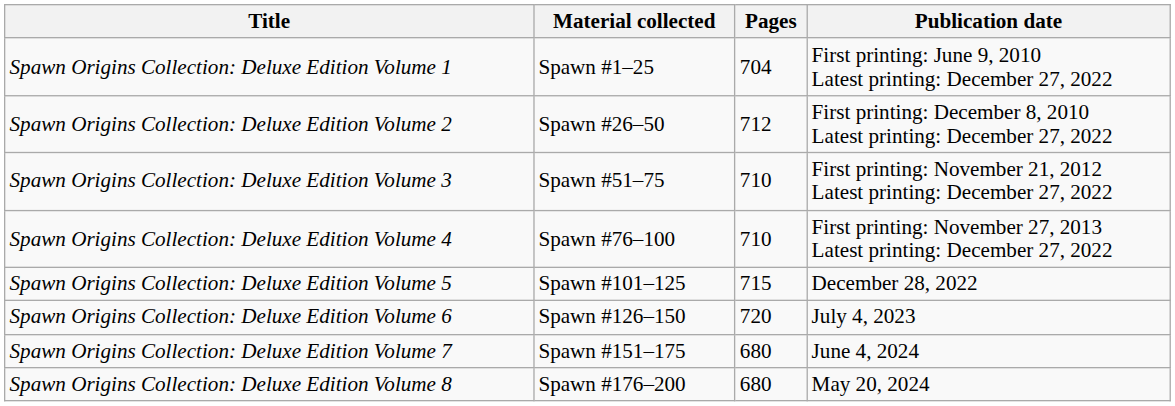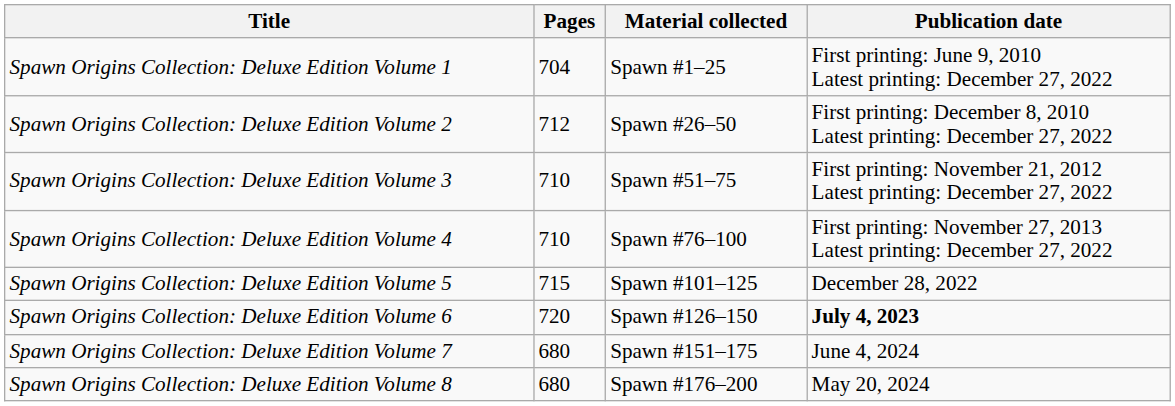columns swapped: (634, 21) <-> (771, 21)
(864, 317) normal -> (865, 317) bold
